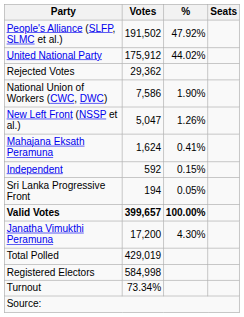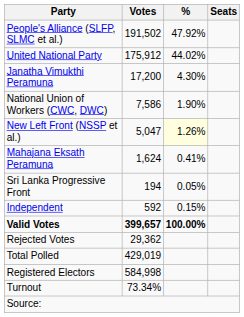rows swapped: (45, 234) <-> (41, 71)
(191, 120) no background -> (191, 132) lightyellow background
rows swapped: (35, 169) <-> (56, 191)
